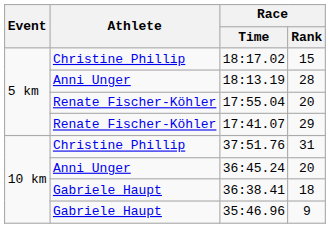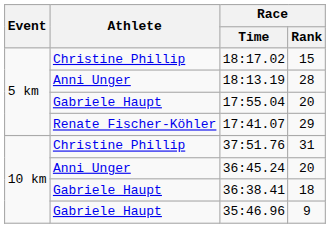(135, 102) Renate Fischer-Köhler -> (107, 102) Gabriele Haupt
